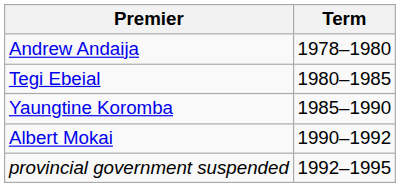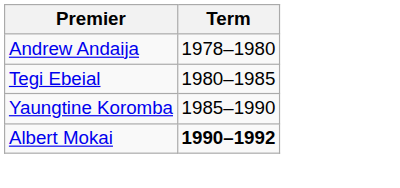(344, 138) normal -> (228, 138) bold
- row: (149, 167)
